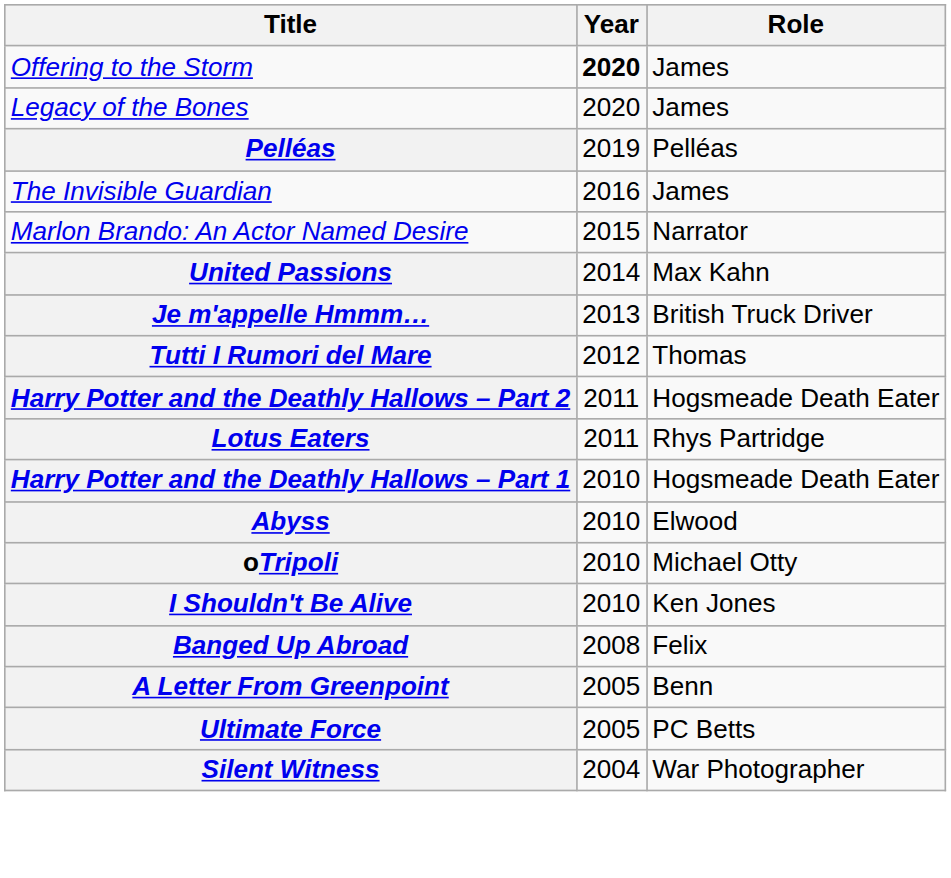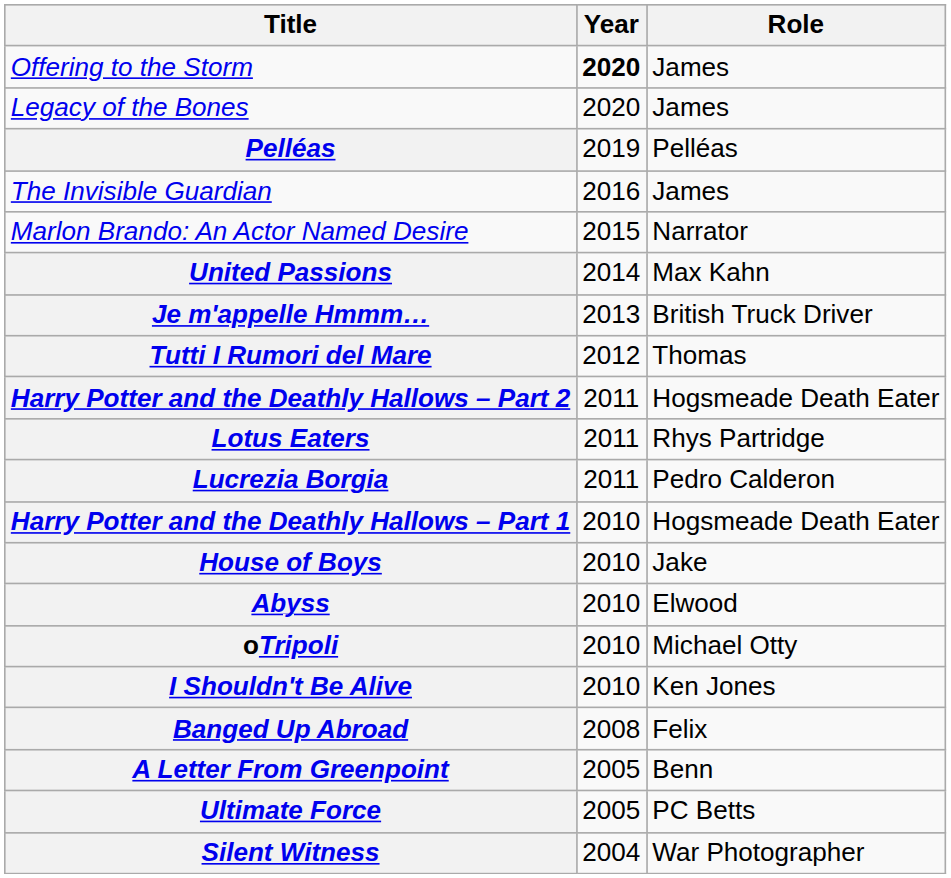+ row: (291, 480)
+ row: (291, 562)
